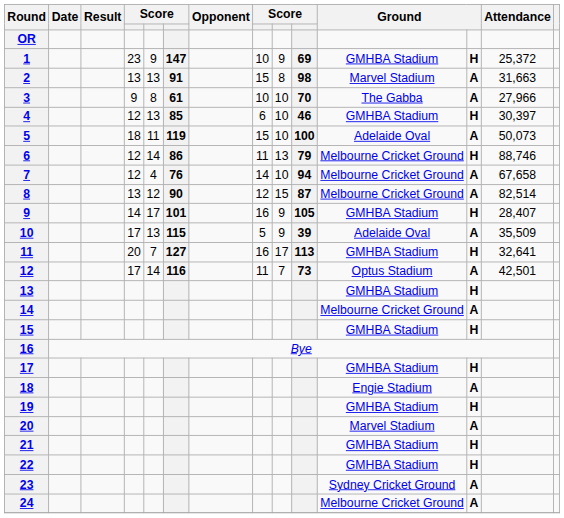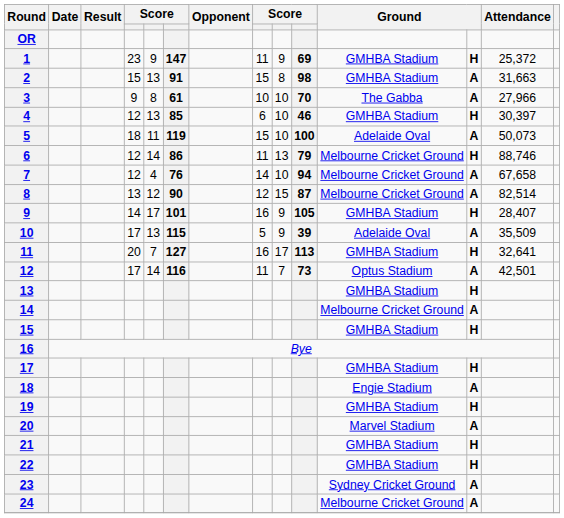(262, 59) 10 -> (262, 59) 11
(134, 78) 13 -> (134, 78) 15
(392, 78) Marvel Stadium -> (392, 78) GMHBA Stadium
